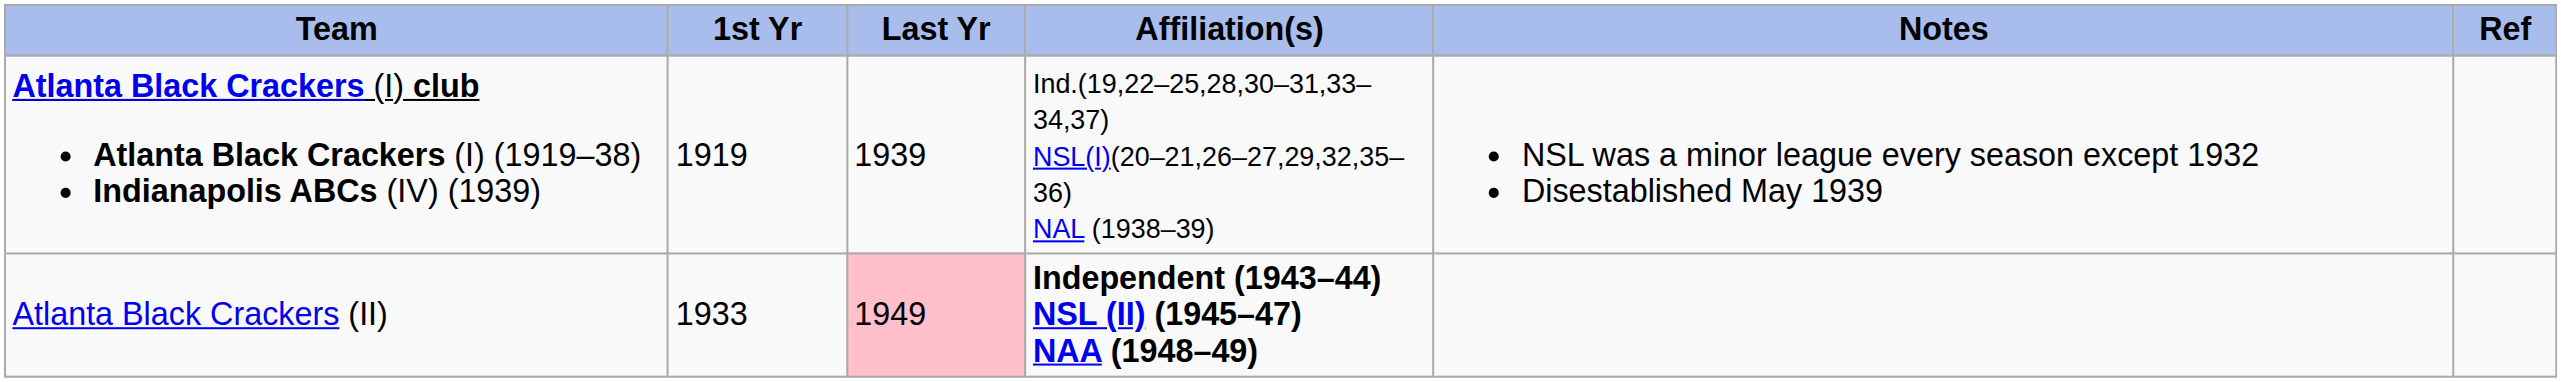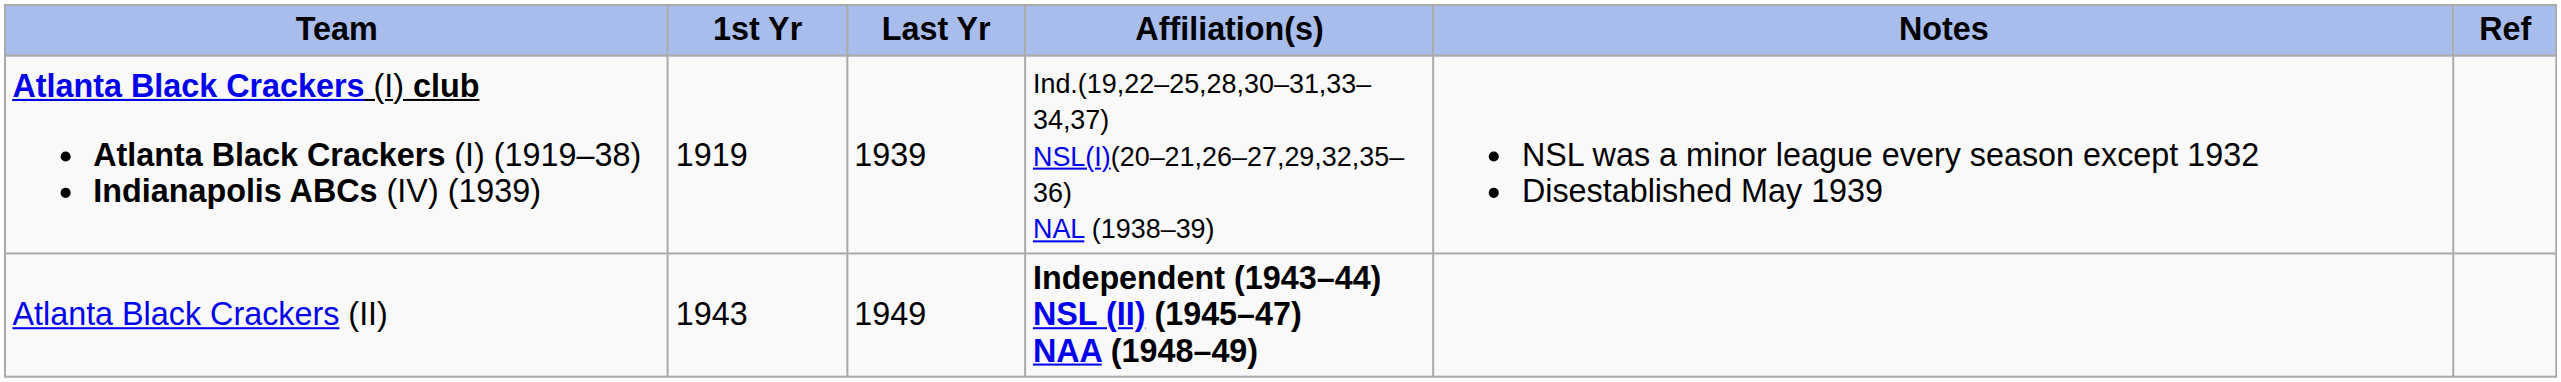(712, 314) 1933 -> (712, 314) 1943
(890, 314) pink background -> (890, 314) no background
